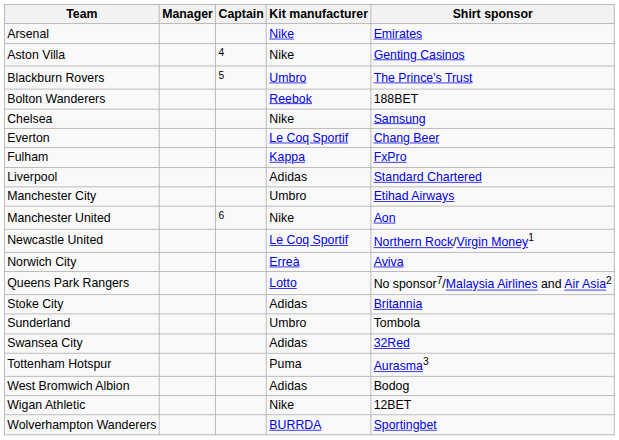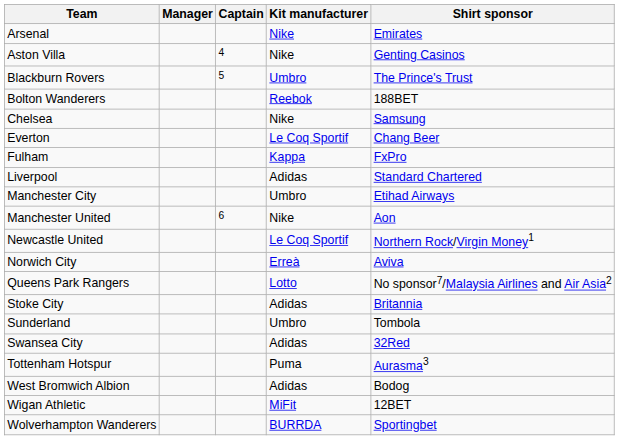(282, 405) Nike -> (283, 405) MiFit
